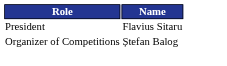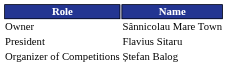+ row: (20, 27)
